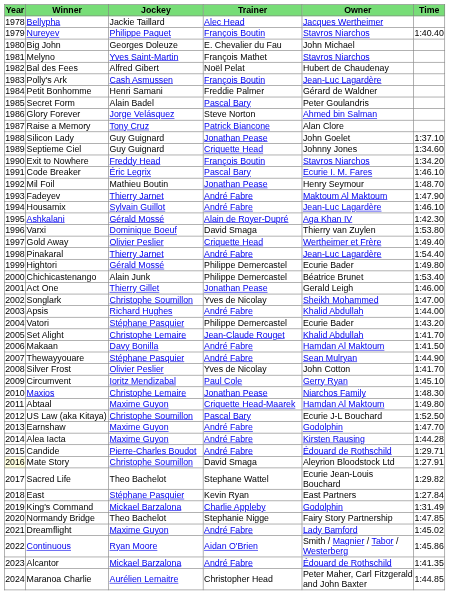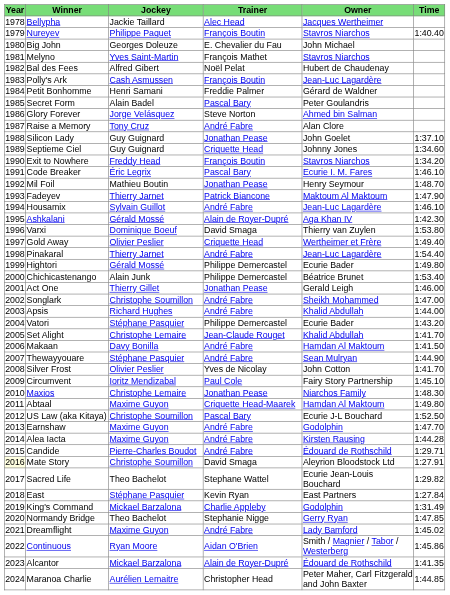(237, 126) Patrick Biancone -> (228, 126) André Fabre
(228, 196) André Fabre -> (237, 196) Patrick Biancone
(235, 300) Yves de Nicolay -> (228, 300) André Fabre
(325, 381) Gerry Ryan -> (348, 381) Fairy Story Partnership
(348, 518) Fairy Story Partnership -> (325, 518) Gerry Ryan
(228, 563) André Fabre -> (246, 563) Alain de Royer-Dupré
